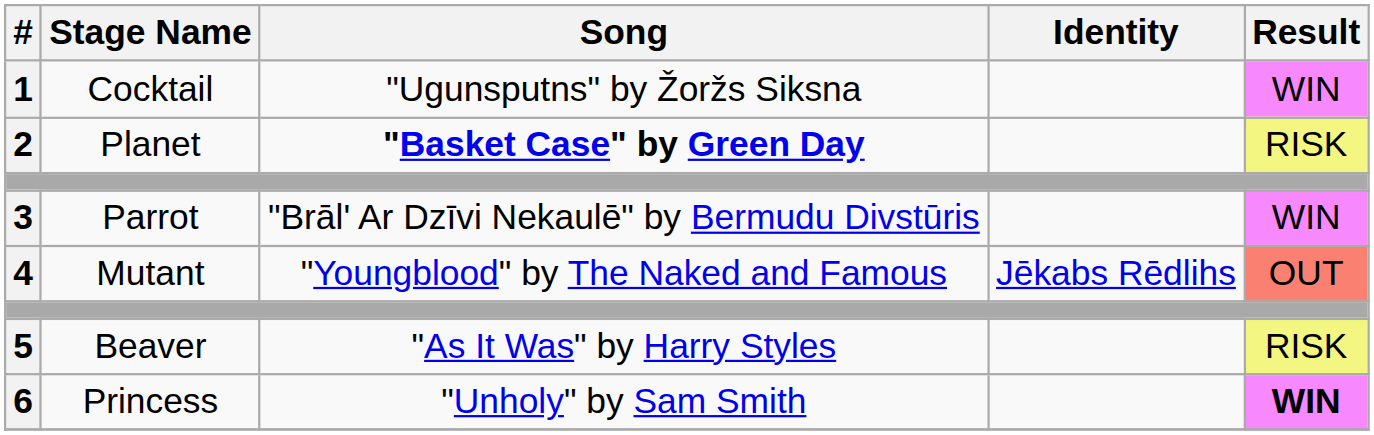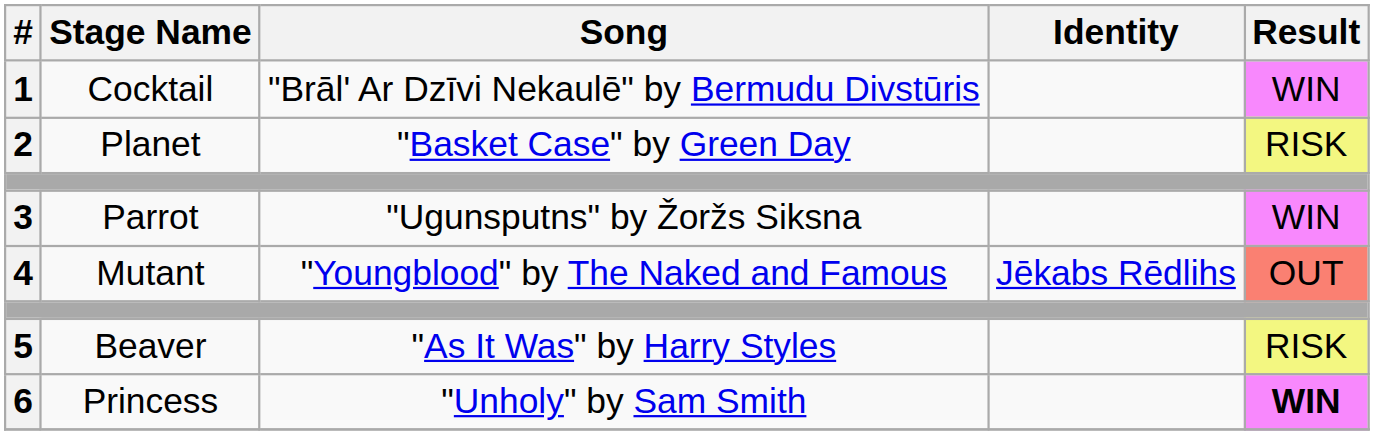(624, 88) "Ugunsputns" by Žoržs Siksna -> (624, 88) "Brāl' Ar Dzīvi Nekaulē" by Bermudu Divstūris
(624, 144) bold -> (624, 144) normal
(624, 217) "Brāl' Ar Dzīvi Nekaulē" by Bermudu Divstūris -> (624, 217) "Ugunsputns" by Žoržs Siksna
